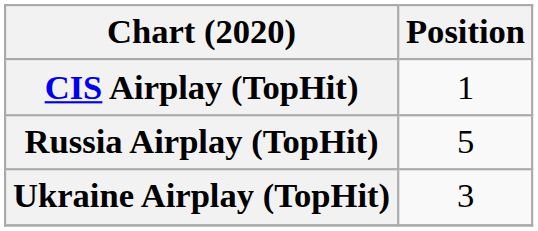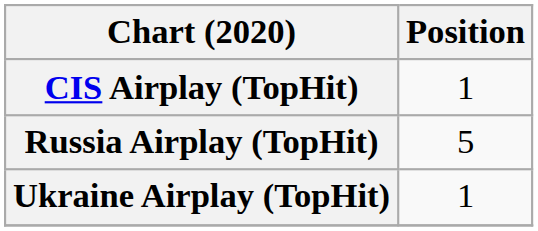(466, 196) 3 -> (466, 196) 1
